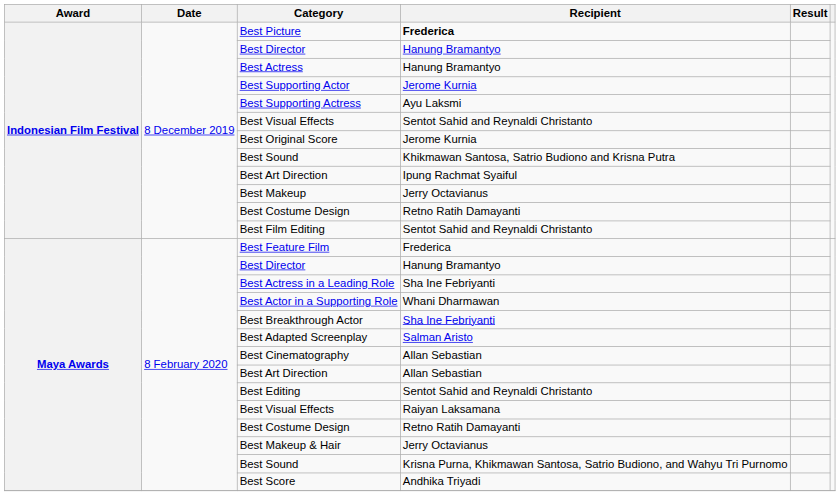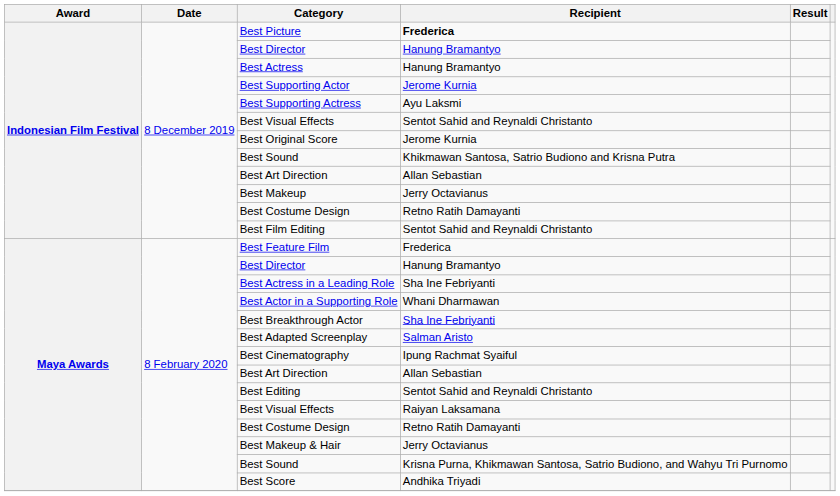(460, 175) Ipung Rachmat Syaiful -> (442, 175) Allan Sebastian
(442, 355) Allan Sebastian -> (460, 355) Ipung Rachmat Syaiful
